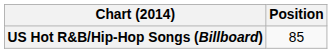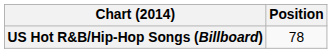(296, 37) 85 -> (296, 37) 78
